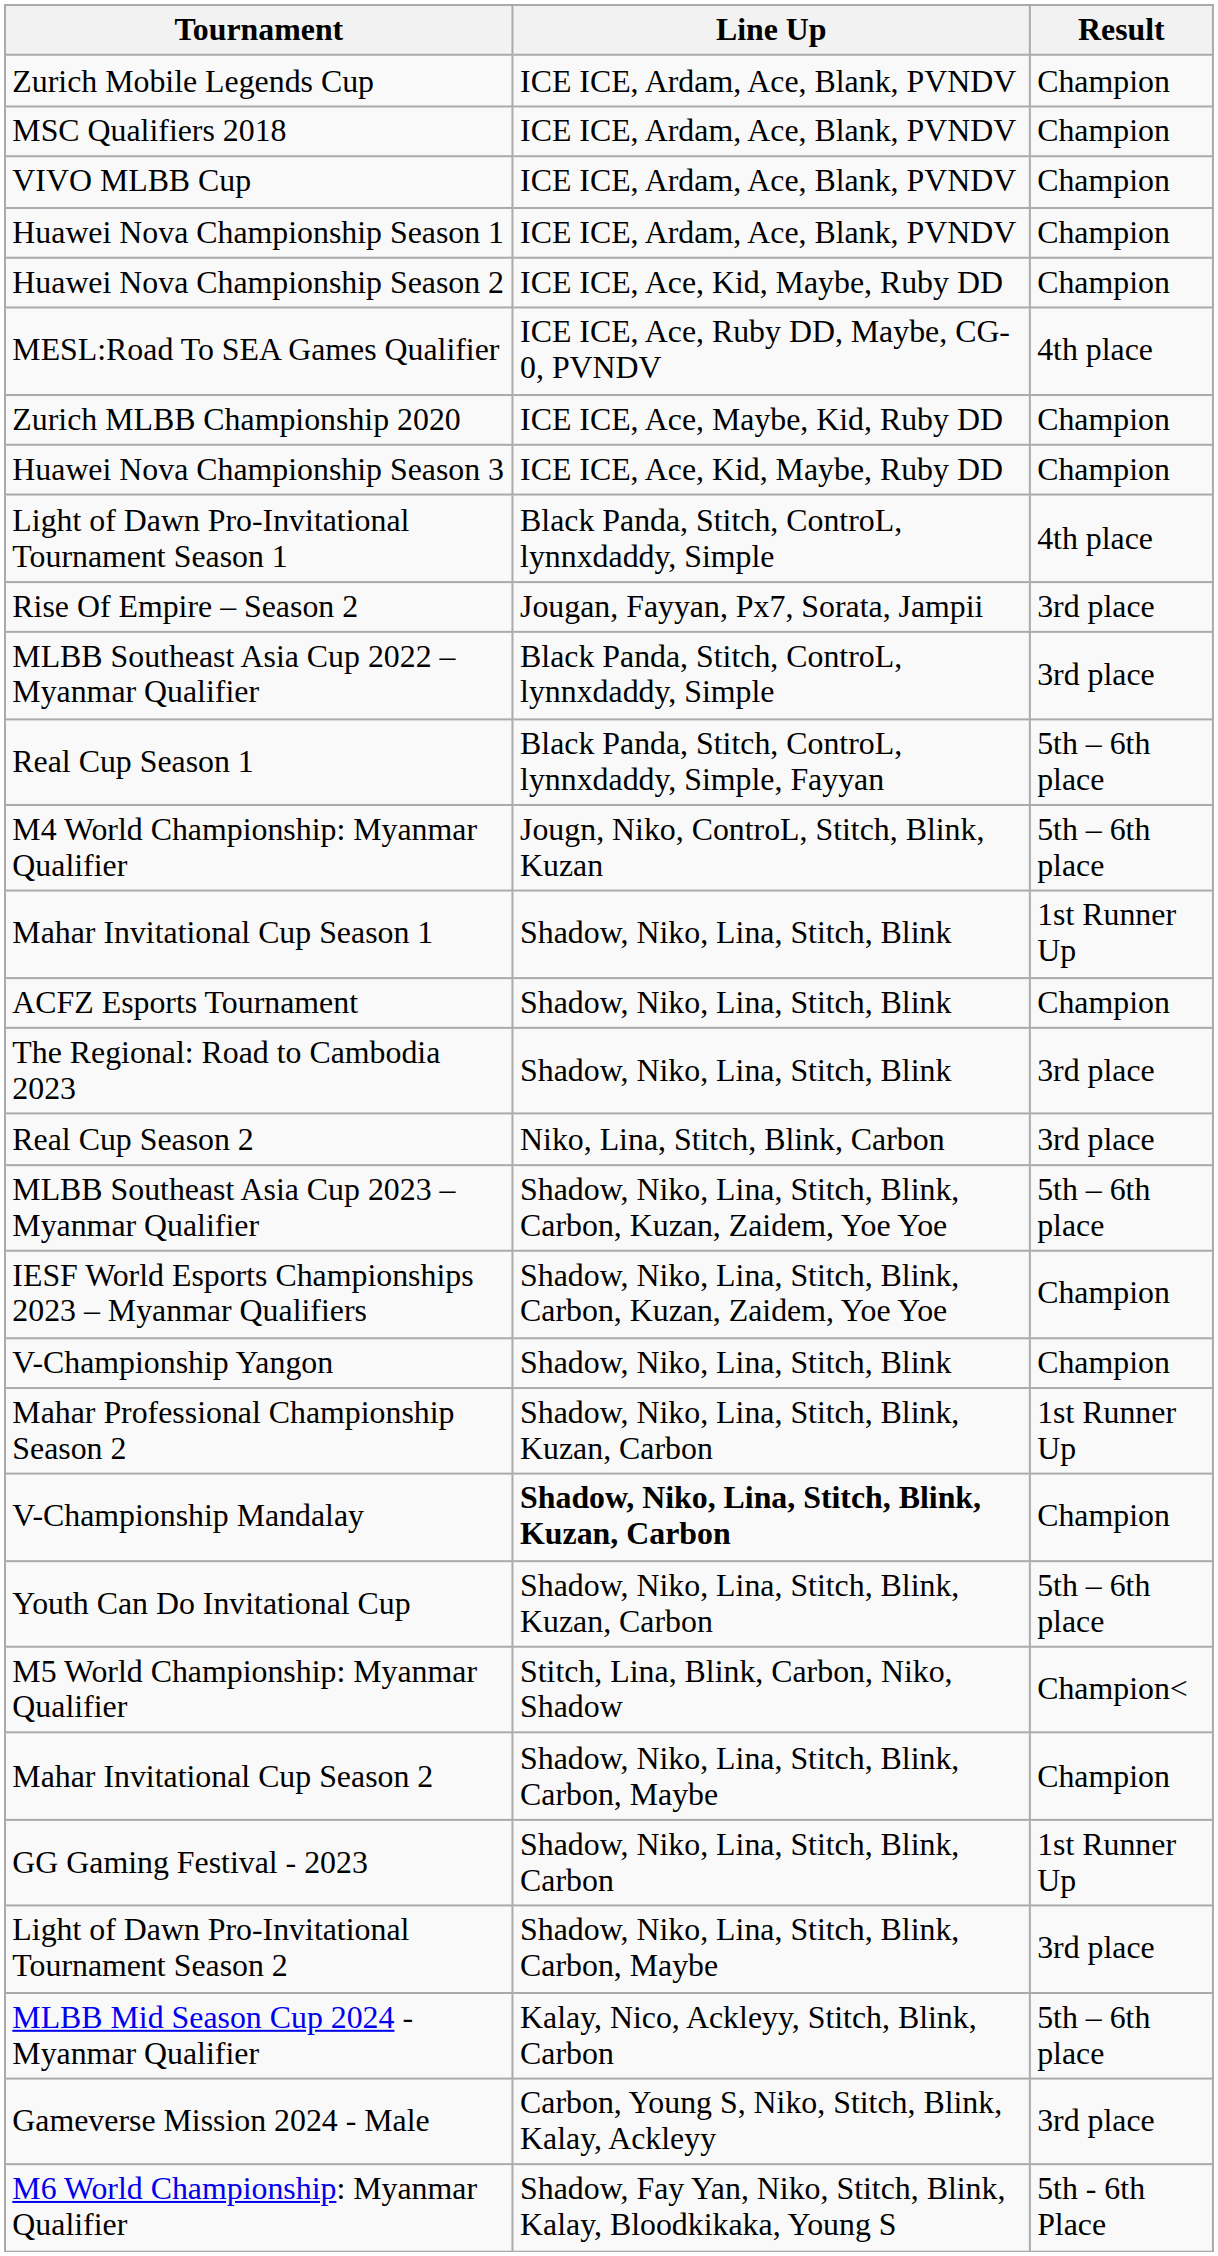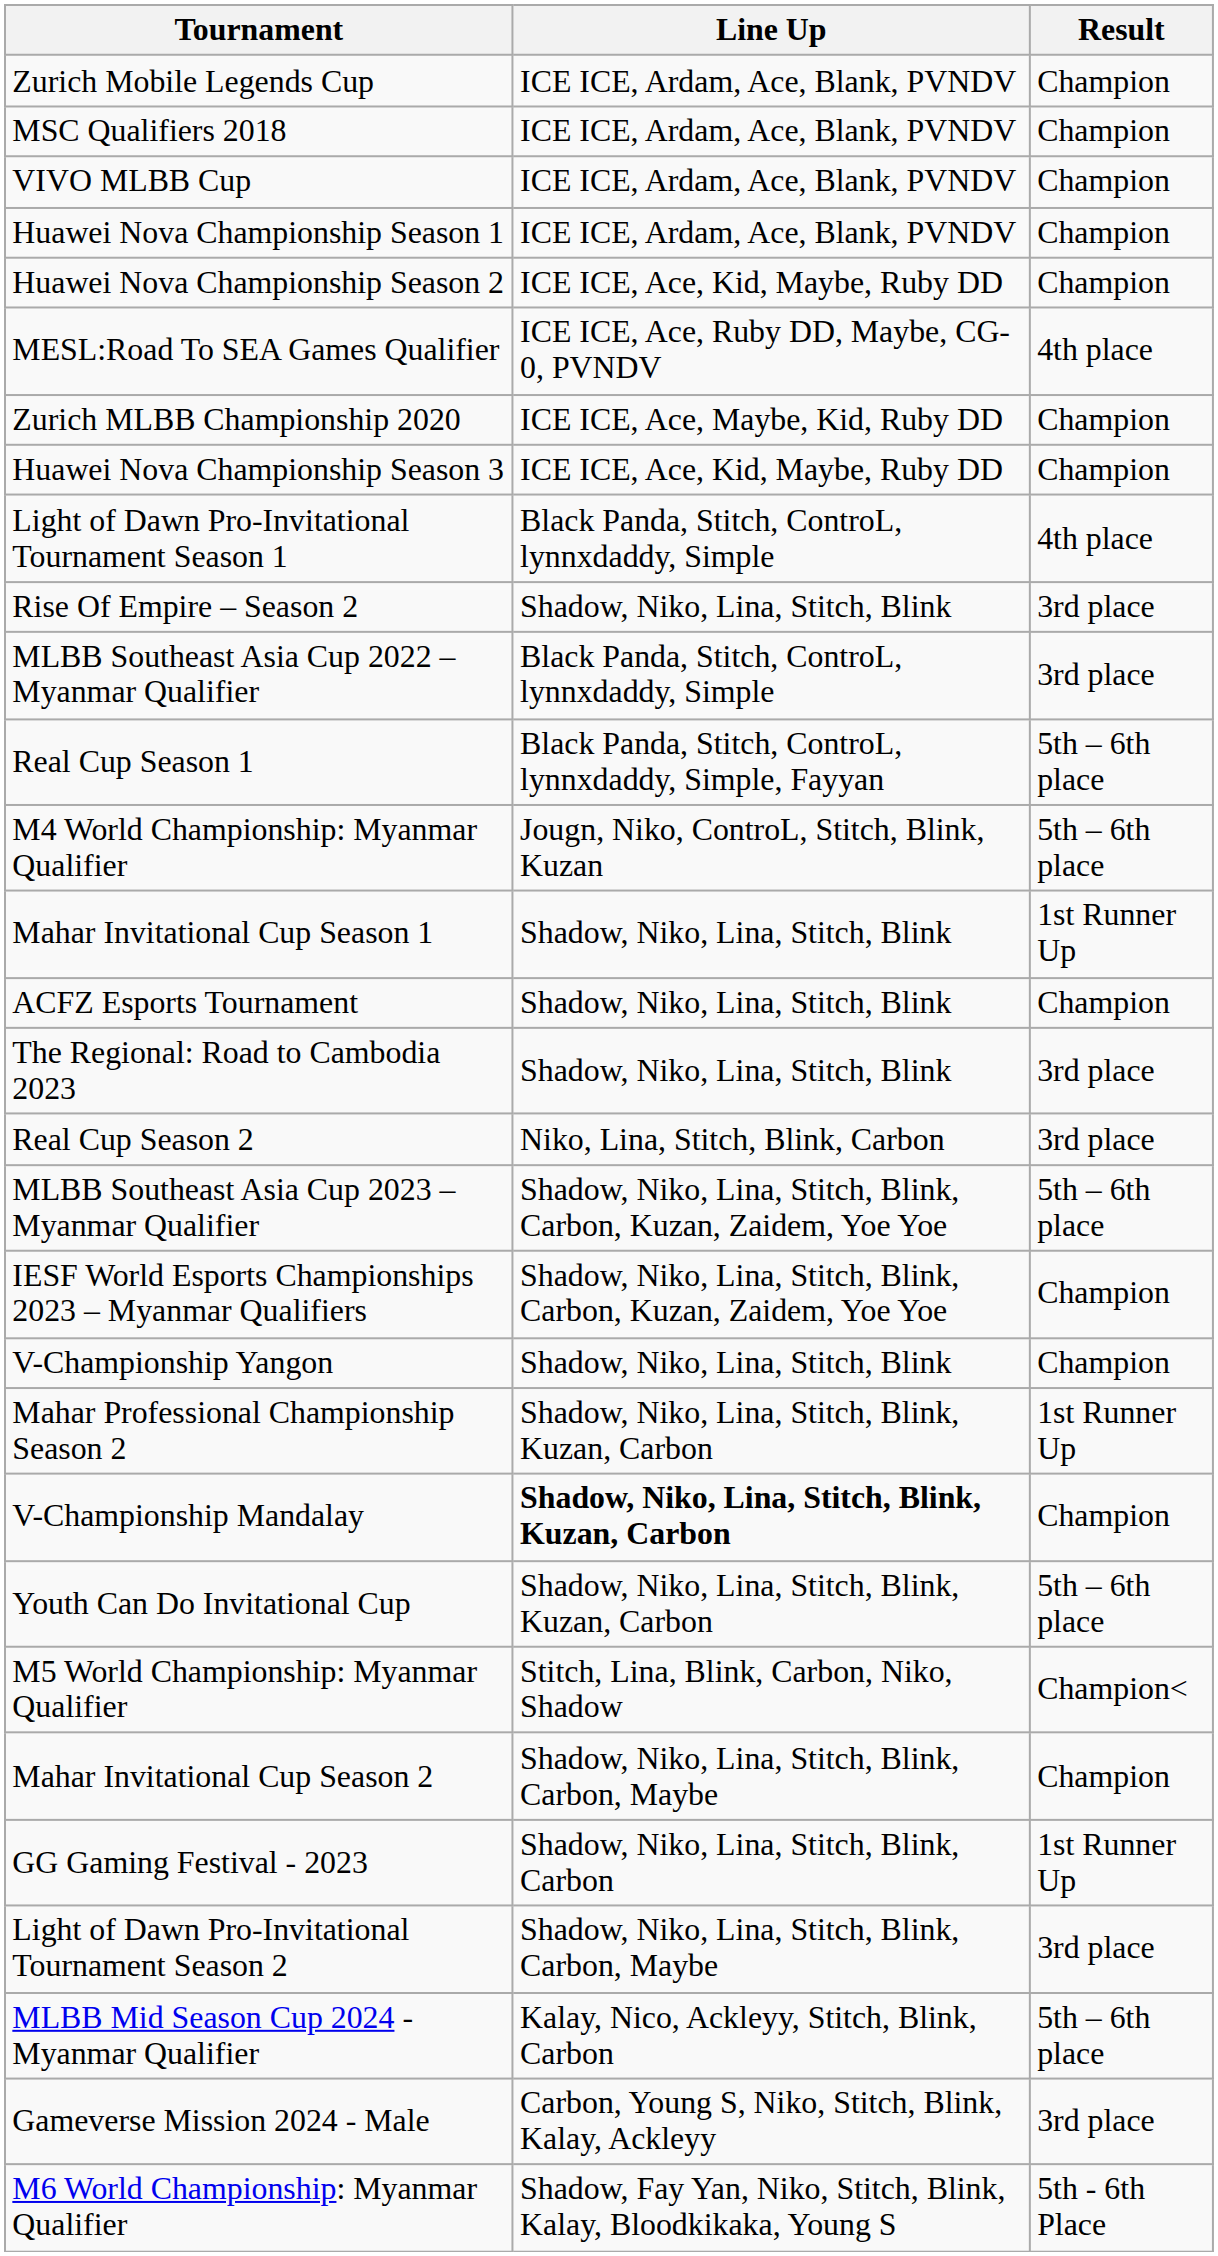(752, 606) Jougan, Fayyan, Px7, Sorata, Jampii -> (736, 606) Shadow, Niko, Lina, Stitch, Blink
